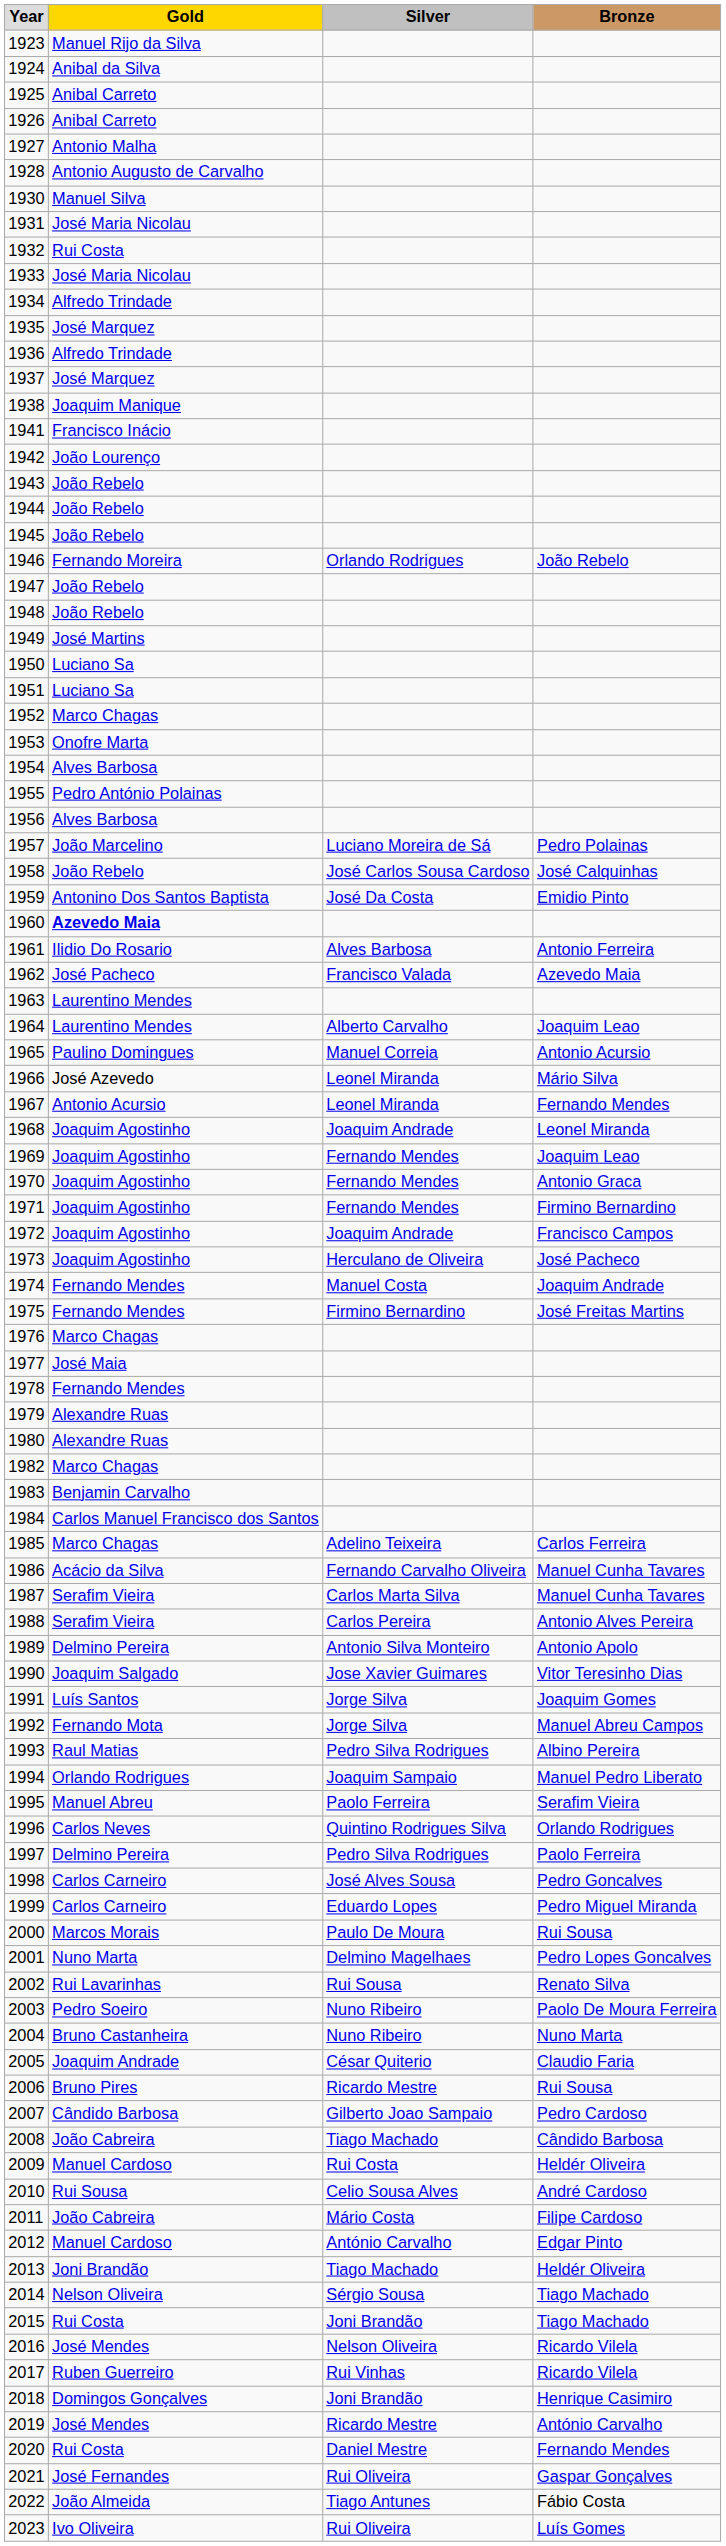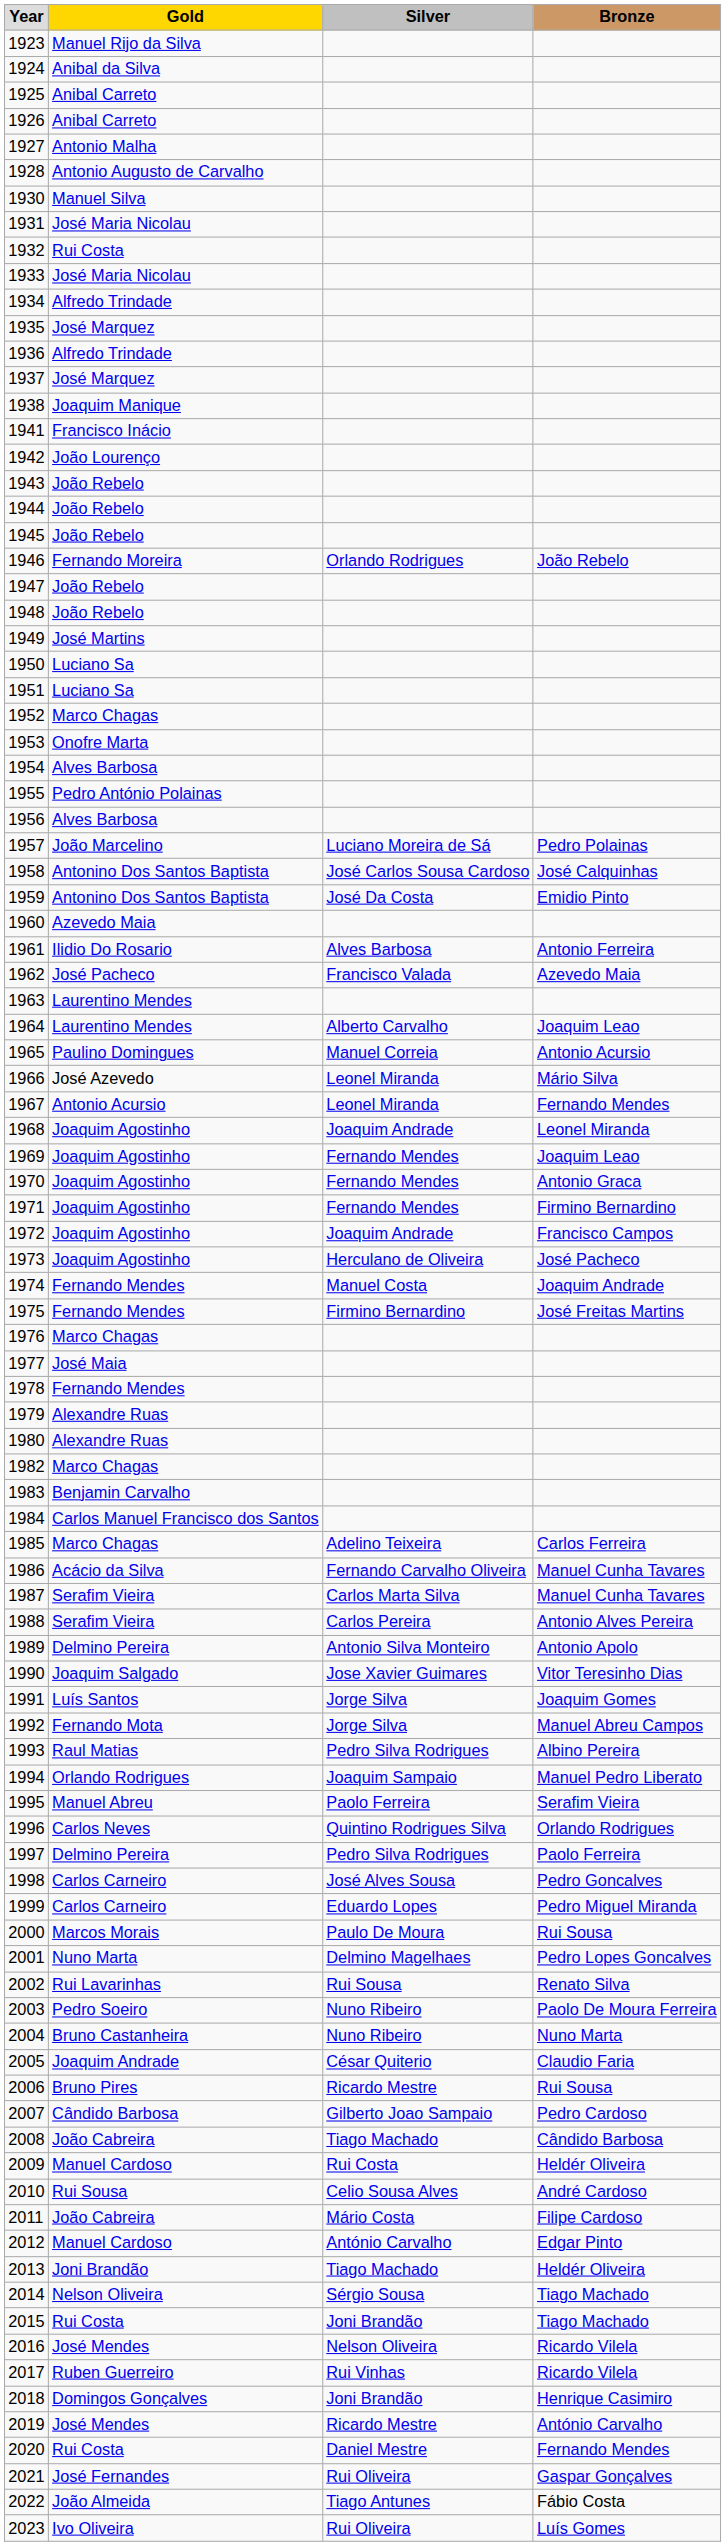(98, 871) João Rebelo -> (161, 871) Antonino Dos Santos Baptista
(106, 923) bold -> (104, 923) normal
